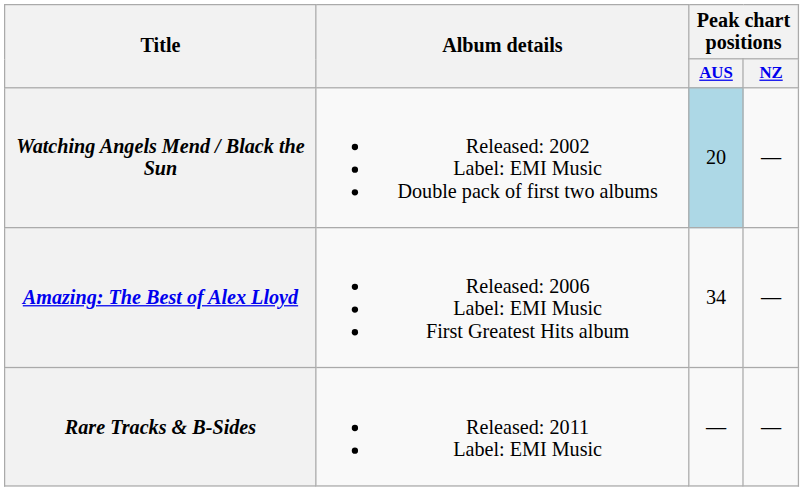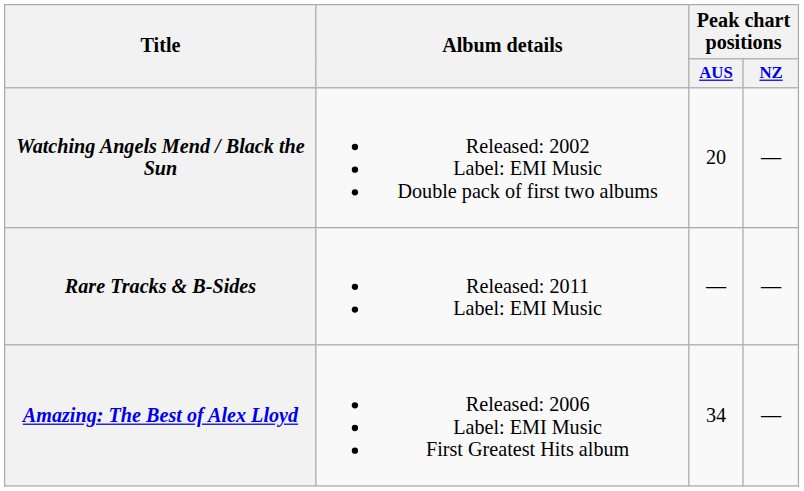(716, 157) lightblue background -> (716, 157) no background
rows swapped: (160, 297) <-> (160, 426)
